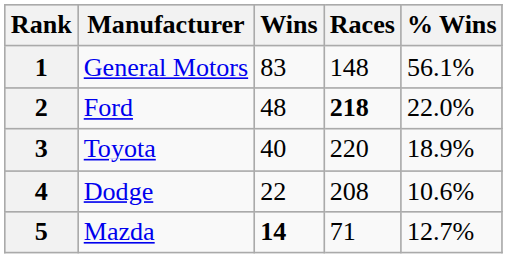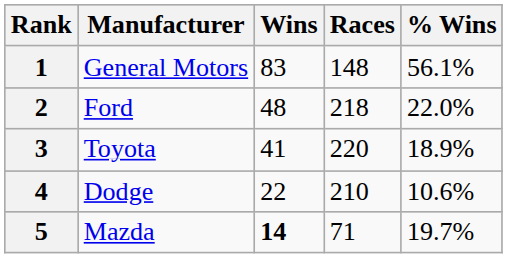(349, 107) bold -> (349, 107) normal
(273, 149) 40 -> (273, 149) 41
(349, 190) 208 -> (349, 190) 210
(441, 231) 12.7% -> (441, 231) 19.7%
